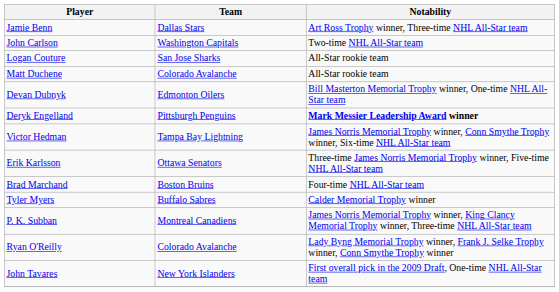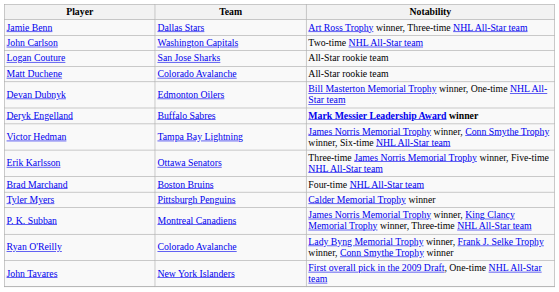(197, 116) Pittsburgh Penguins -> (187, 116) Buffalo Sabres
(187, 199) Buffalo Sabres -> (197, 199) Pittsburgh Penguins
